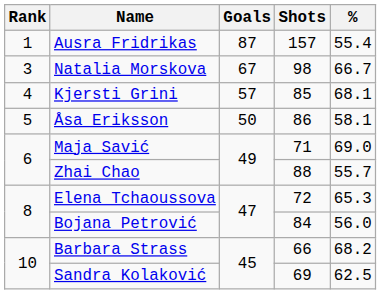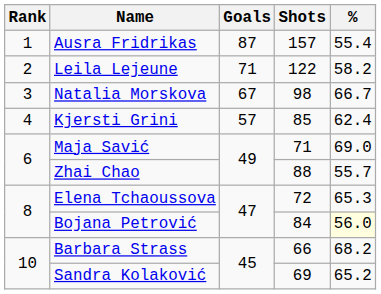+ row: (116, 69)
(353, 95) 68.1 -> (353, 121) 62.4
- row: (111, 121)
(353, 224) no background -> (353, 224) lightyellow background
(353, 276) 62.5 -> (353, 276) 65.2
